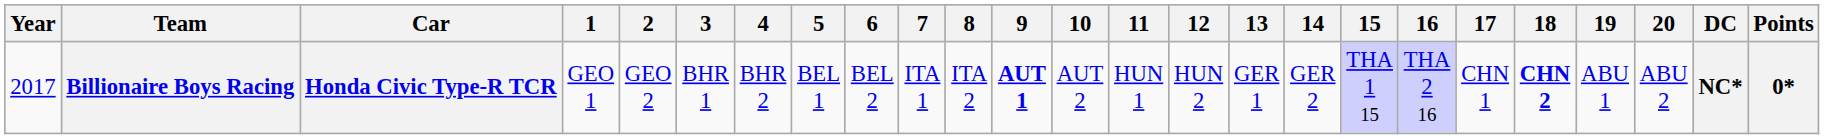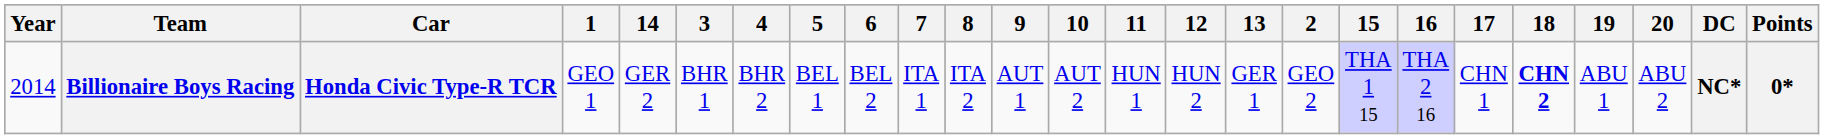columns swapped: (648, 22) <-> (1313, 22)
(33, 87) 2017 -> (33, 87) 2014
(1022, 87) bold -> (1020, 87) normal
